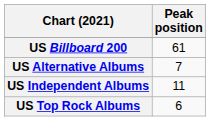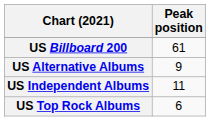(179, 67) 7 -> (179, 67) 9
